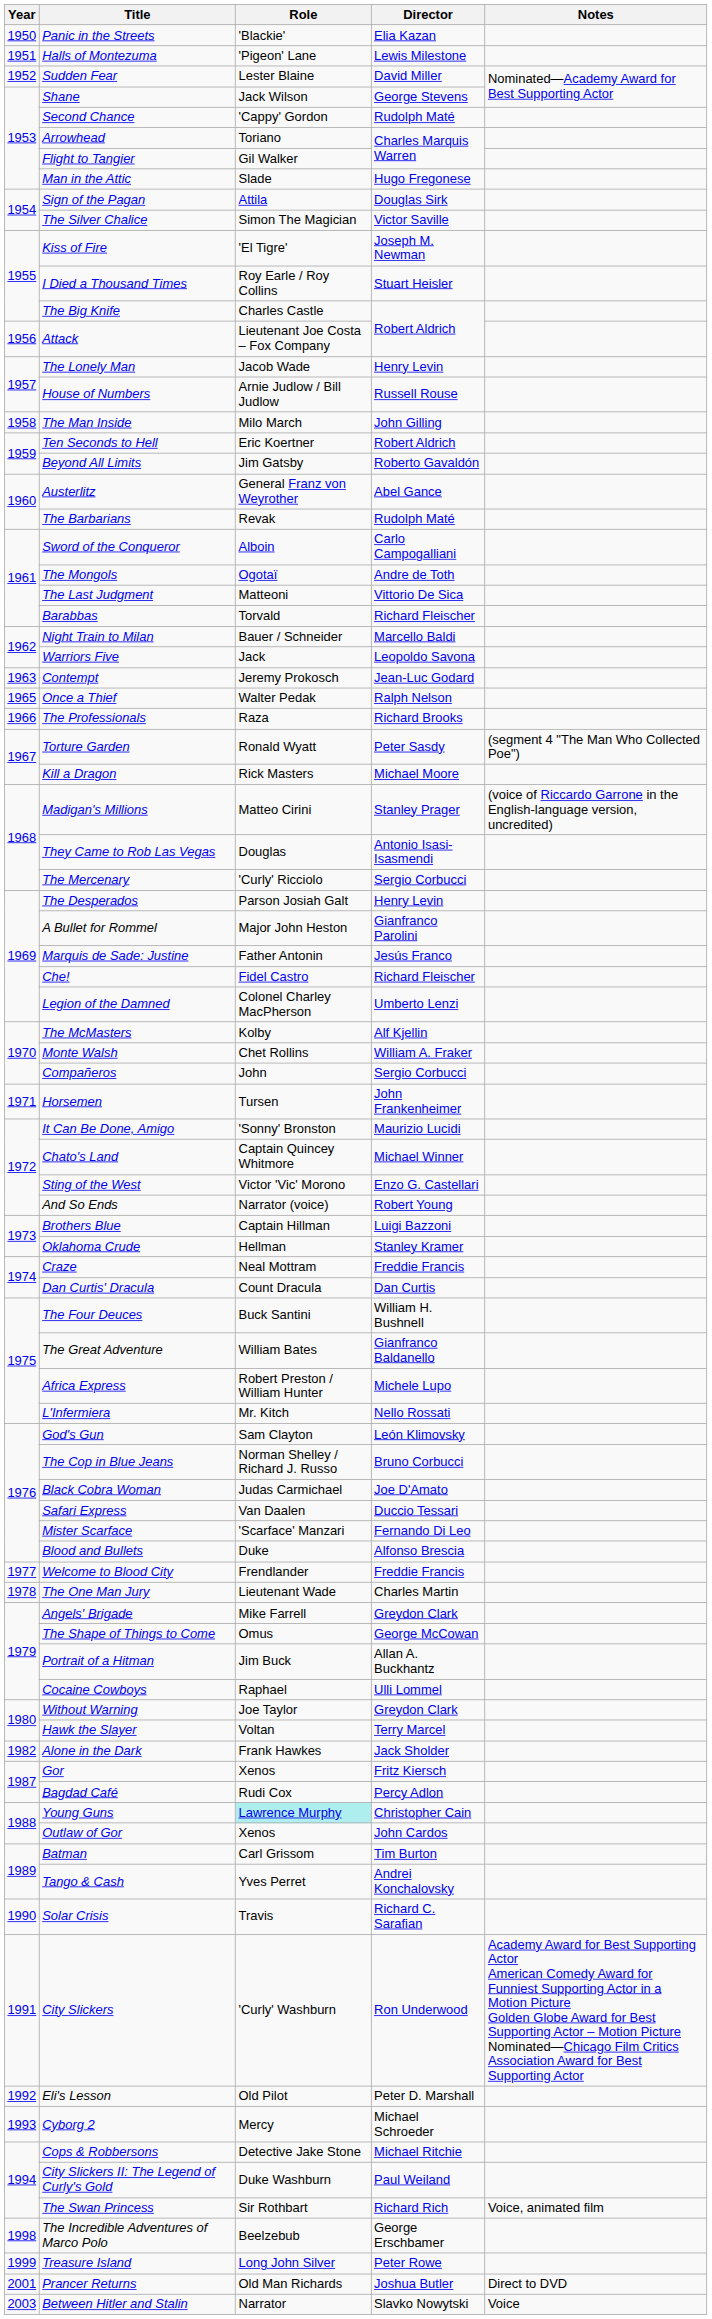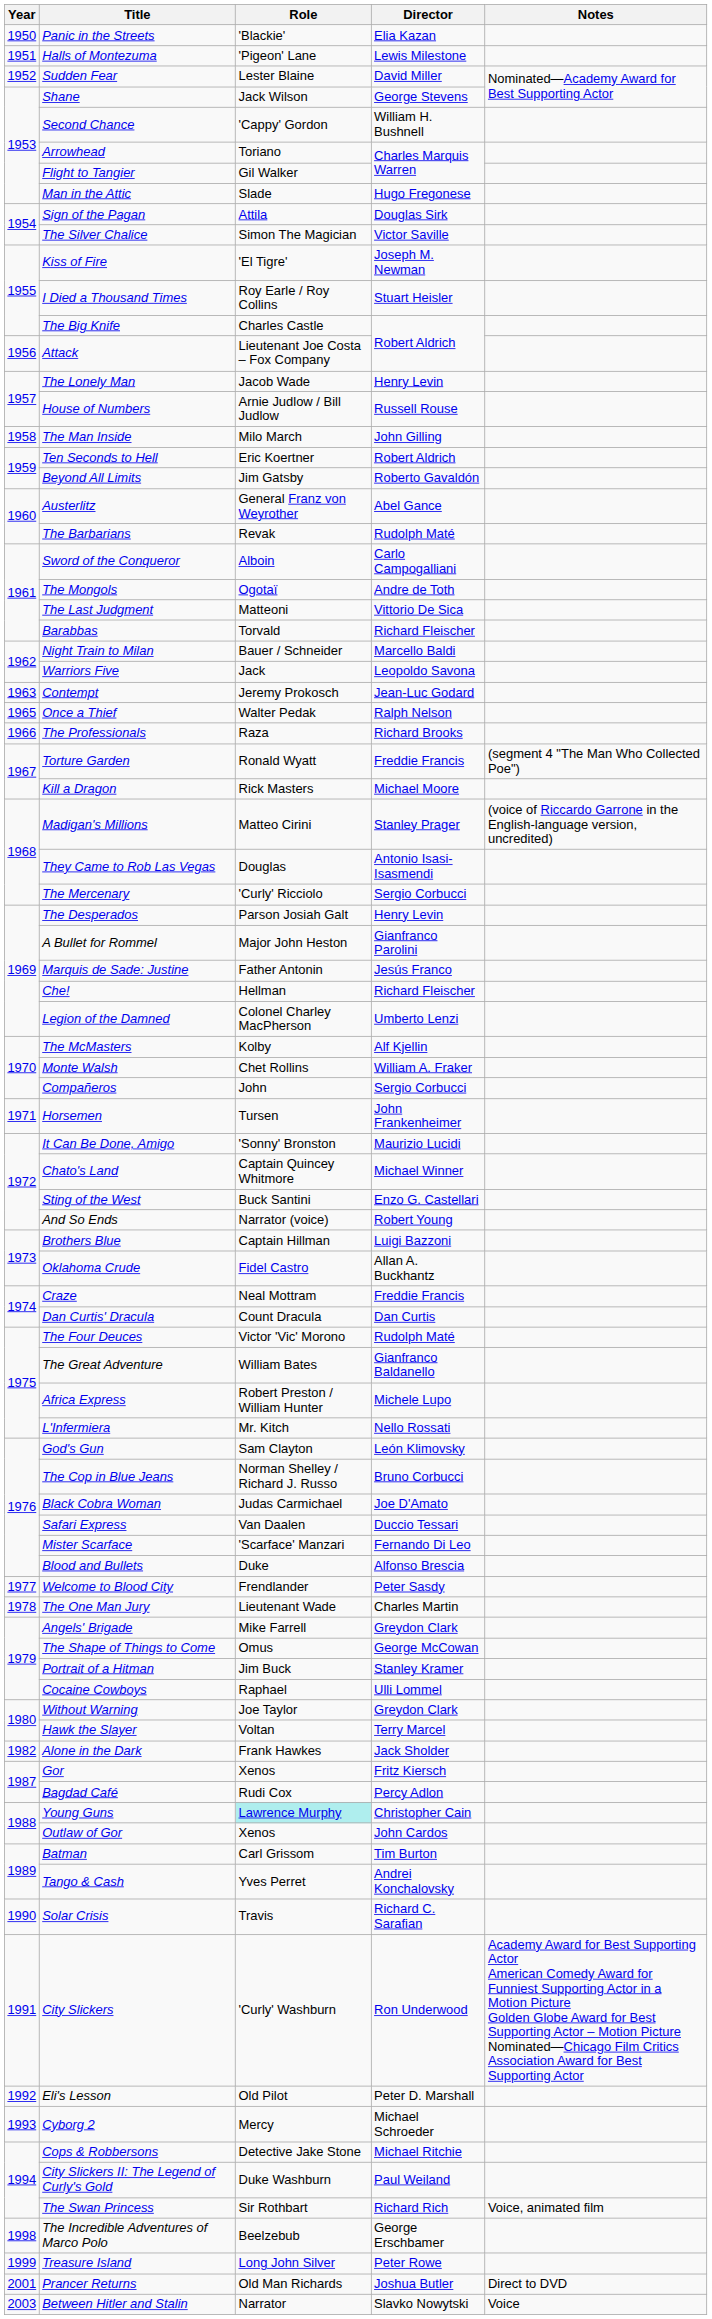(414, 117) Rudolph Maté -> (403, 124) William H. Bushnell
(409, 746) Peter Sasdy -> (419, 761) Freddie Francis
(273, 976) Fidel Castro -> (262, 991) Hellman
(292, 1184) Victor 'Vic' Morono -> (275, 1199) Buck Santini
(262, 1246) Hellman -> (273, 1268) Fidel Castro
(419, 1246) Stanley Kramer -> (404, 1268) Allan A. Buckhantz
(275, 1315) Buck Santini -> (292, 1337) Victor 'Vic' Morono
(403, 1315) William H. Bushnell -> (414, 1337) Rudolph Maté
(419, 1572) Freddie Francis -> (409, 1586) Peter Sasdy
(404, 1661) Allan A. Buckhantz -> (419, 1668) Stanley Kramer
